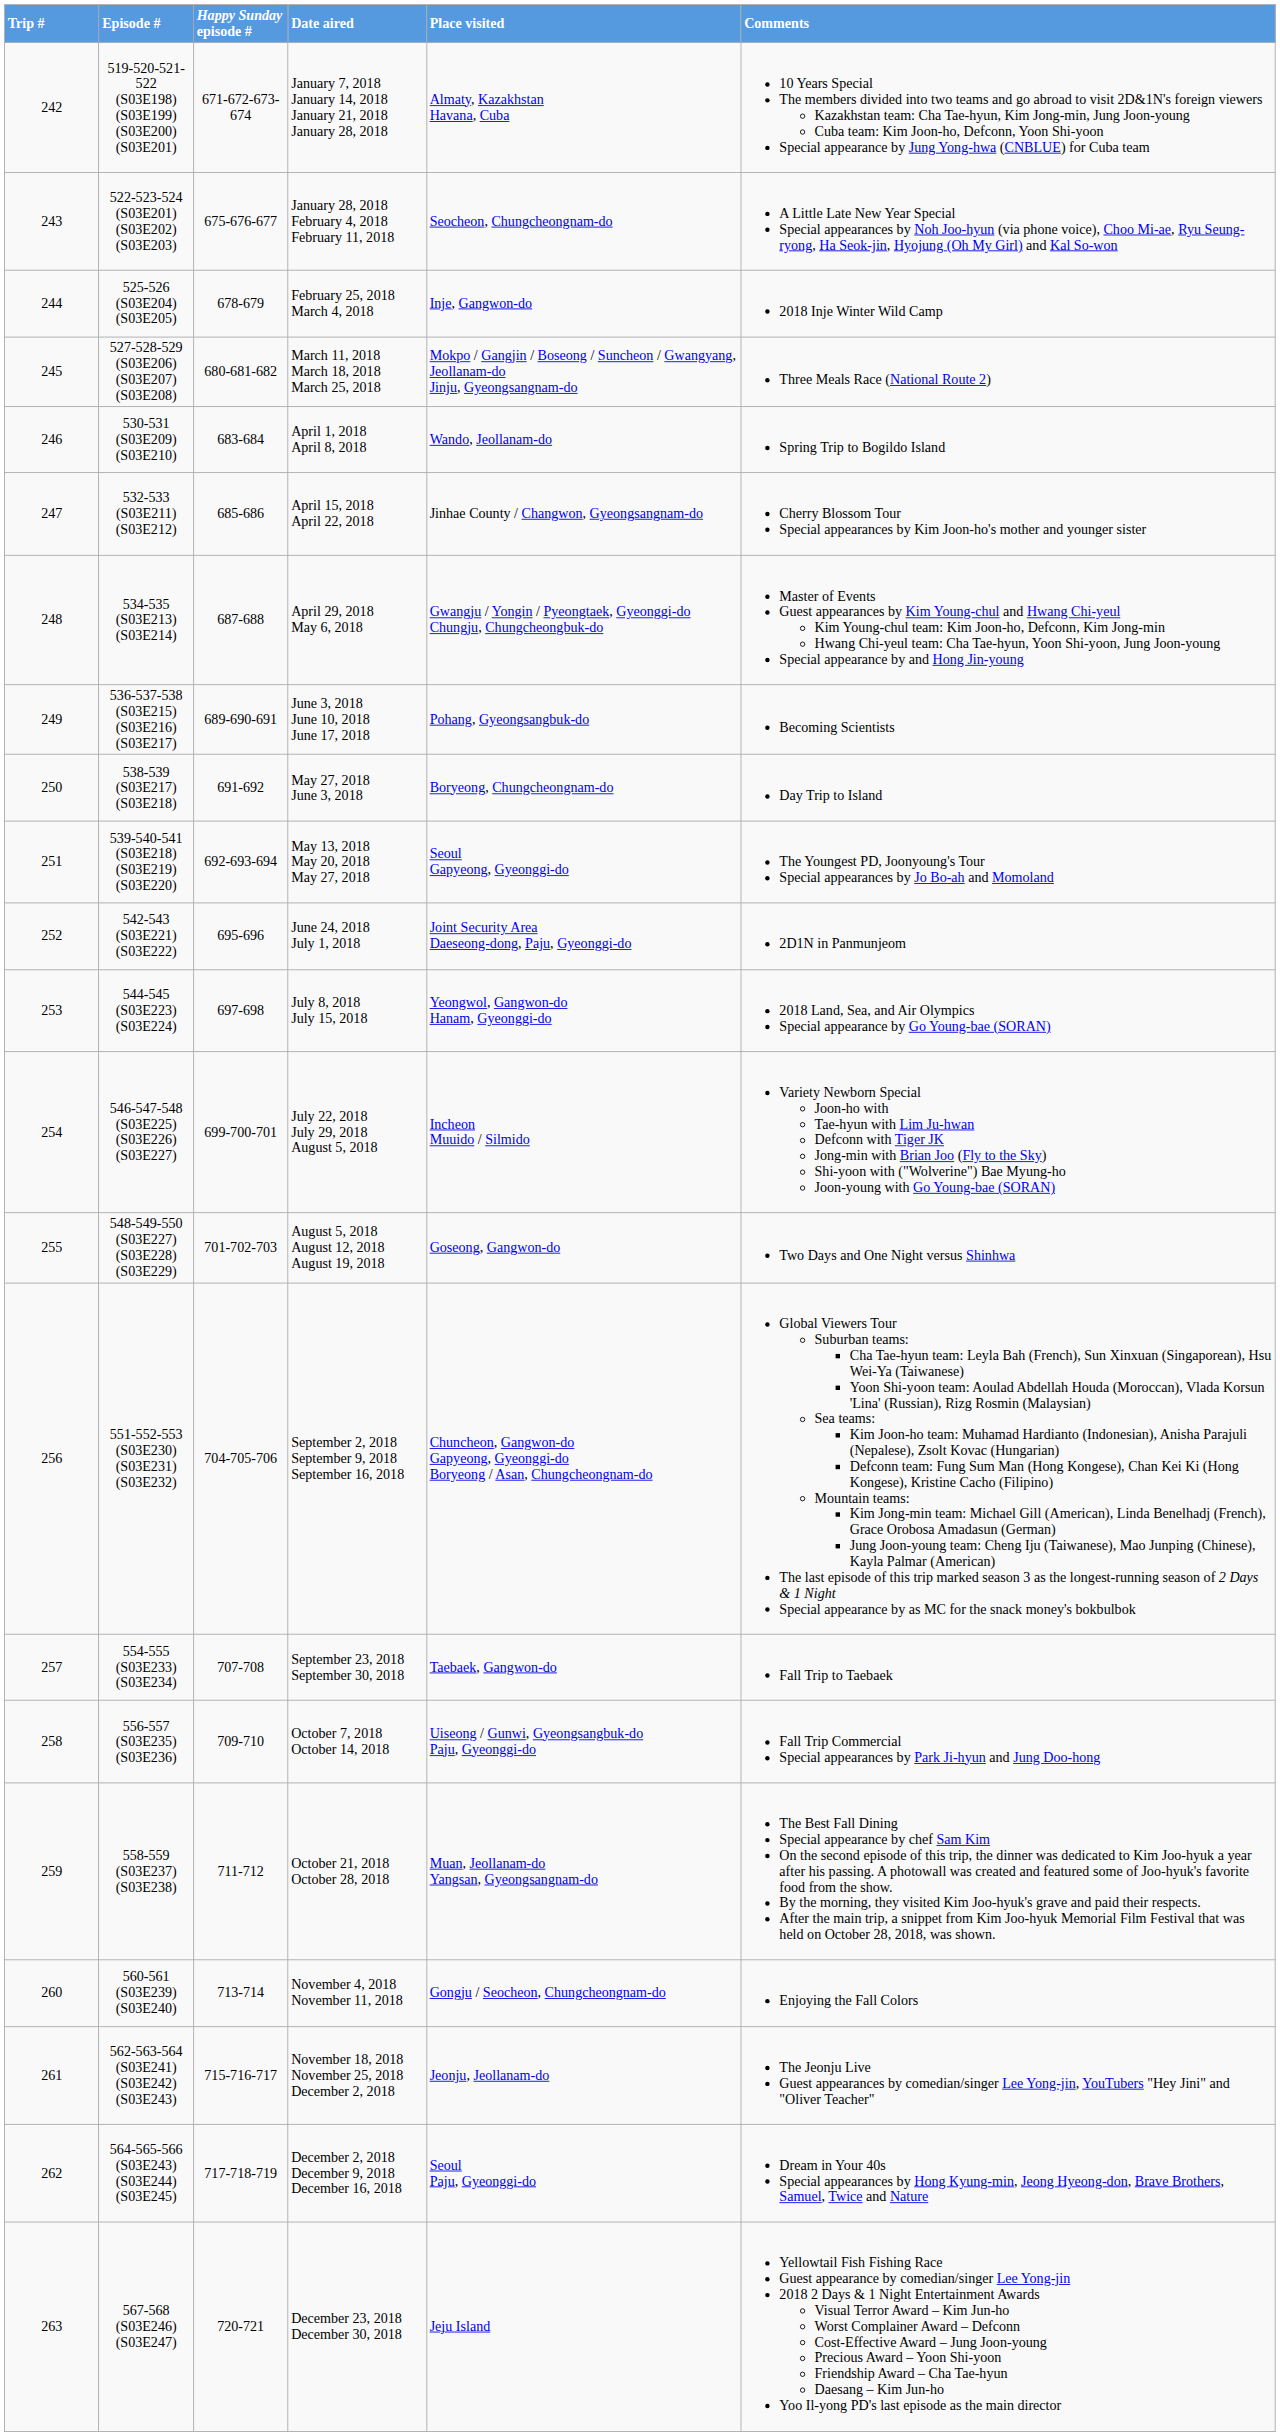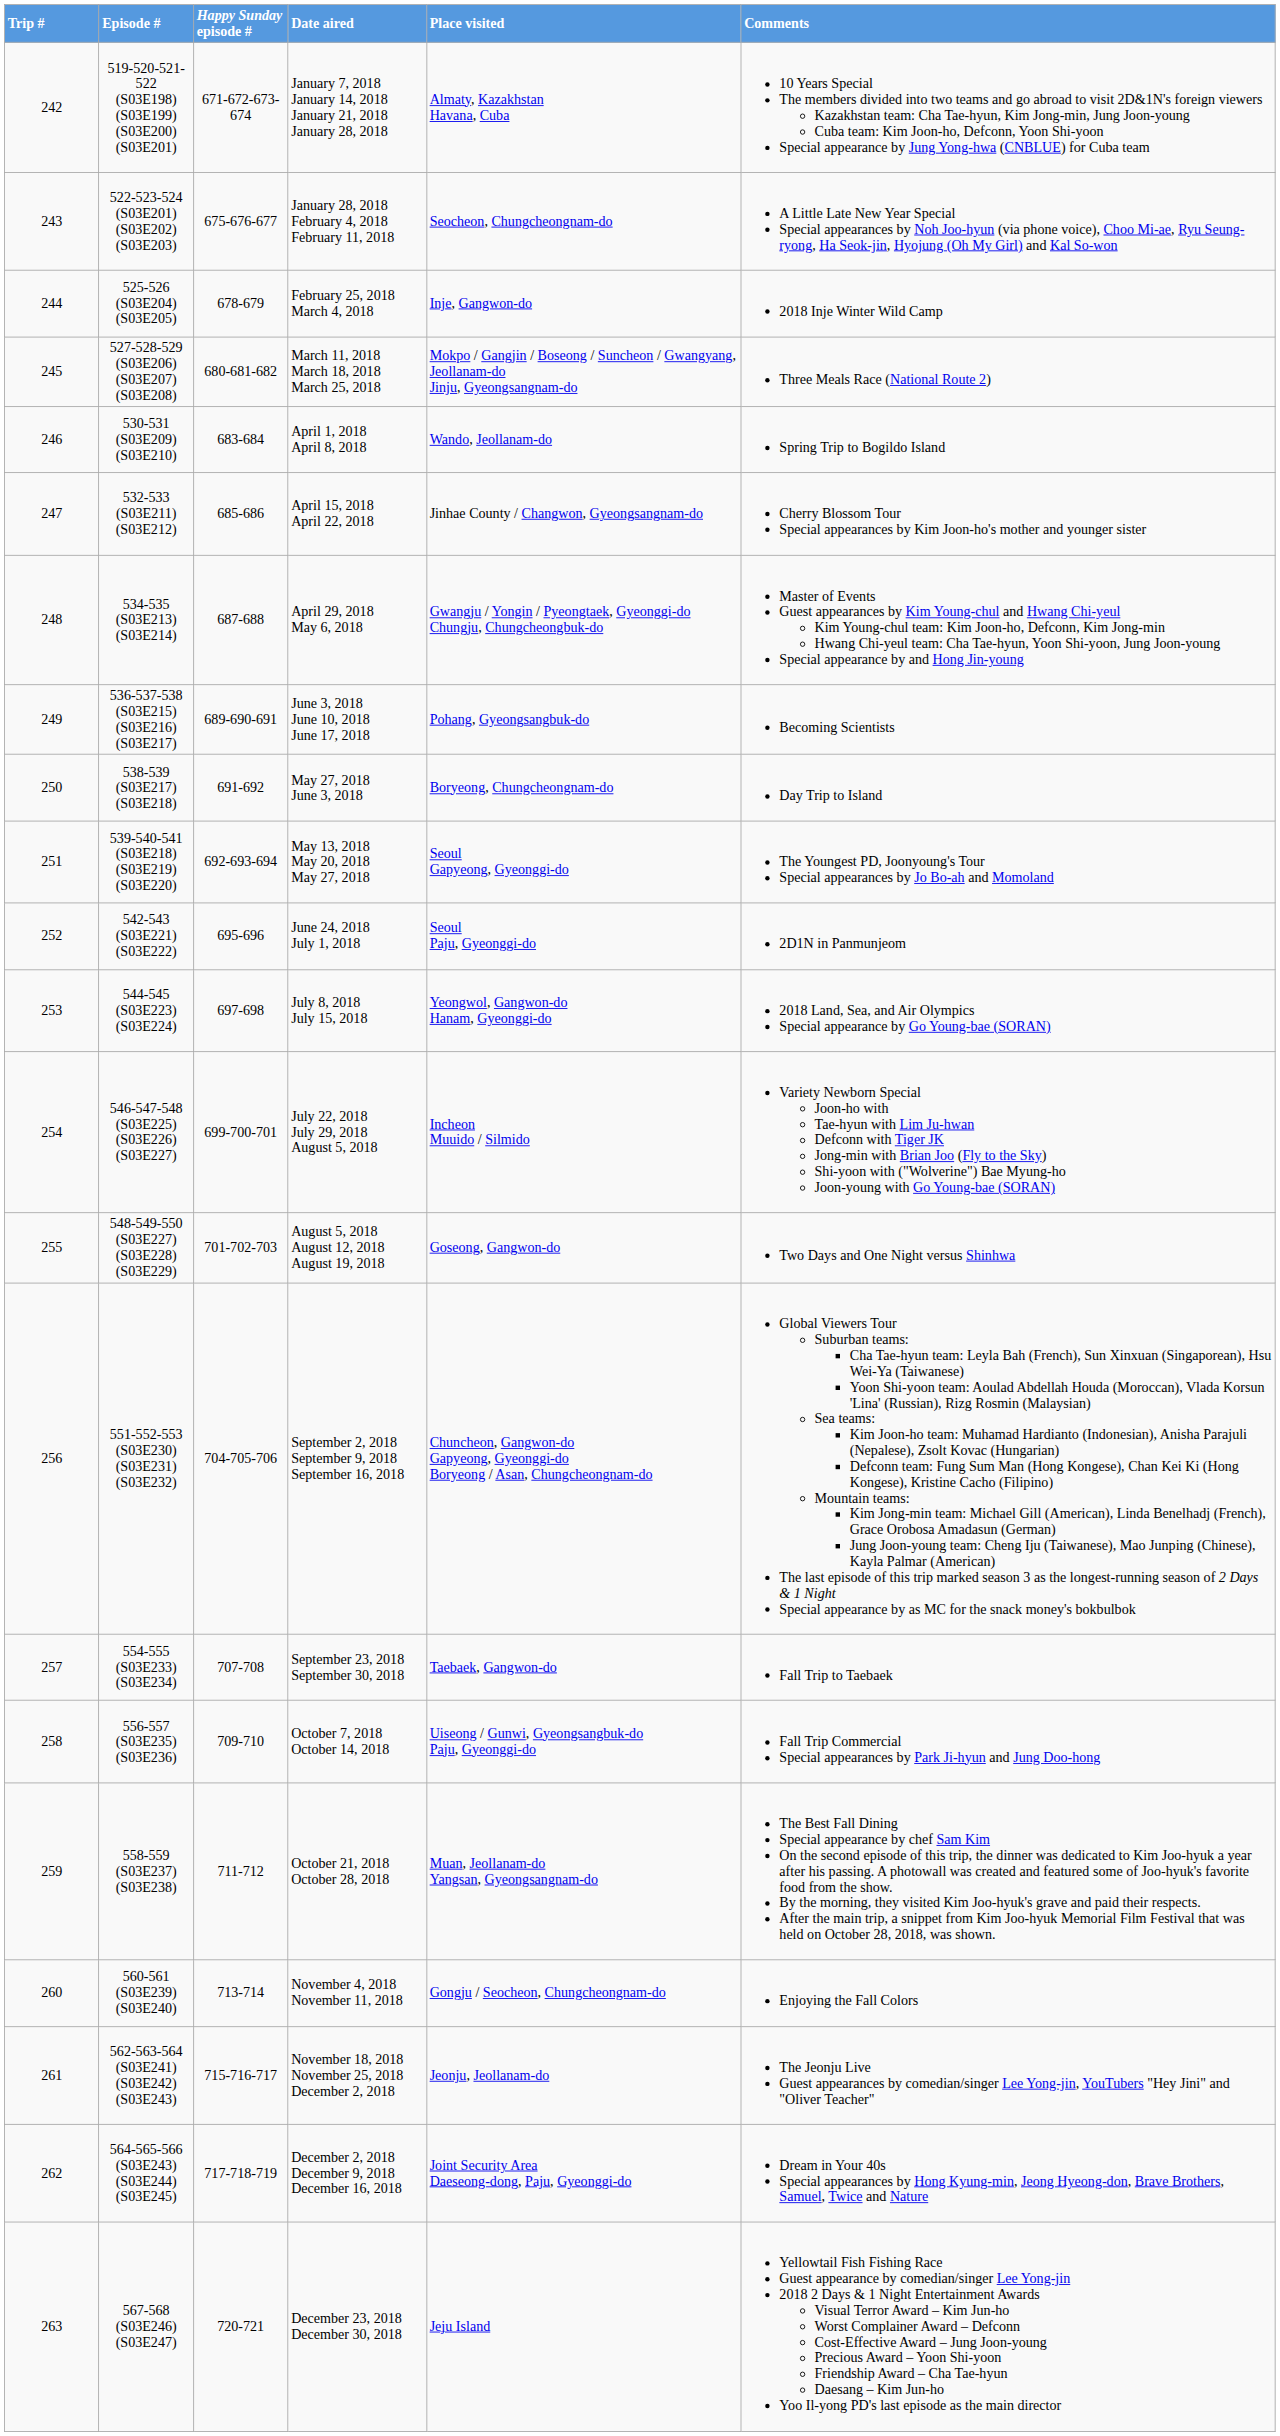(531, 936) Joint Security Area Daeseong-dong, Paju, Gyeonggi-do -> (483, 936) Seoul Paju, Gyeonggi-do
(483, 2173) Seoul Paju, Gyeonggi-do -> (531, 2173) Joint Security Area Daeseong-dong, Paju, Gyeonggi-do
